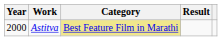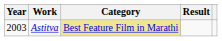(17, 28) 2000 -> (17, 28) 2003
